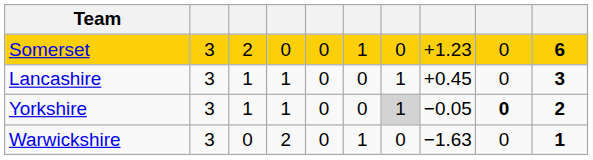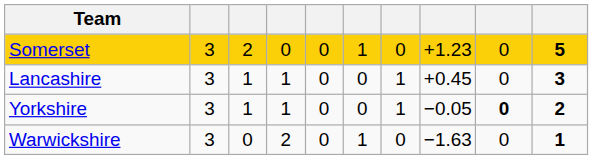(560, 49) 6 -> (560, 49) 5
(400, 109) lightgrey background -> (400, 109) no background
